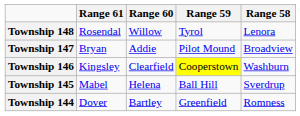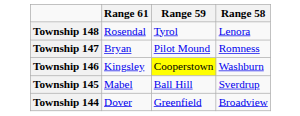- column: (151, 13)
(268, 48) Broadview -> (239, 48) Romness
(264, 102) Romness -> (243, 102) Broadview
